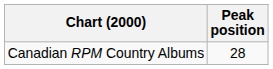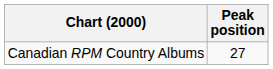(238, 53) 28 -> (238, 53) 27
